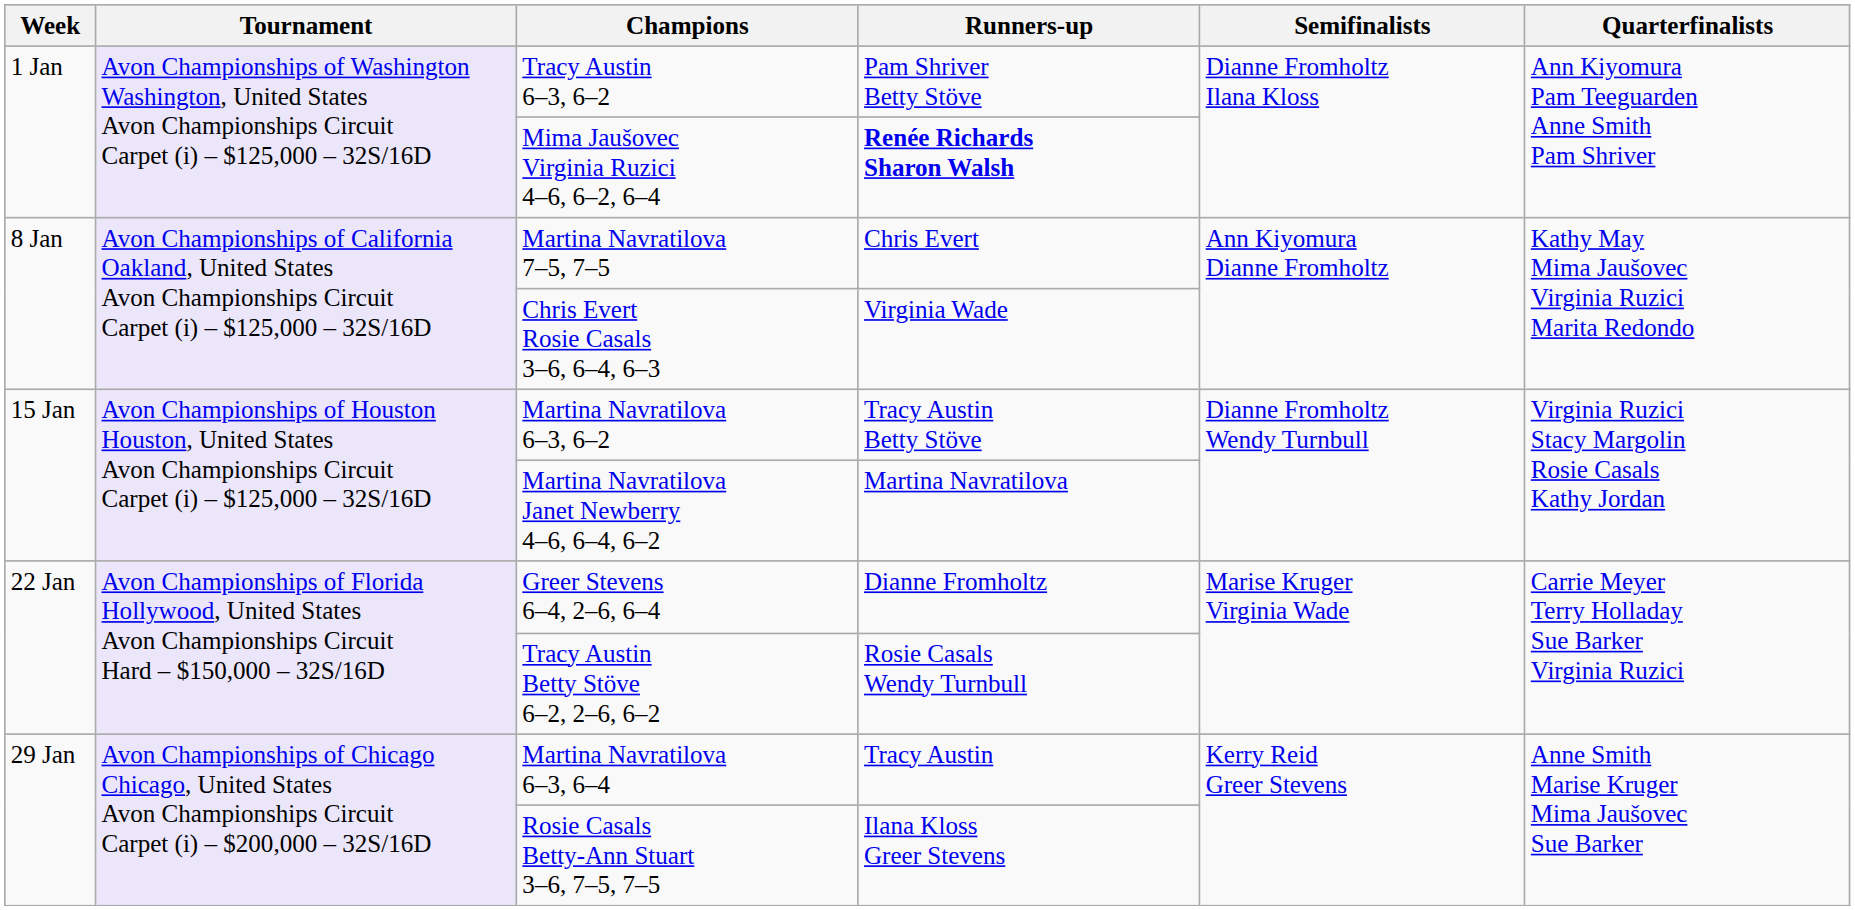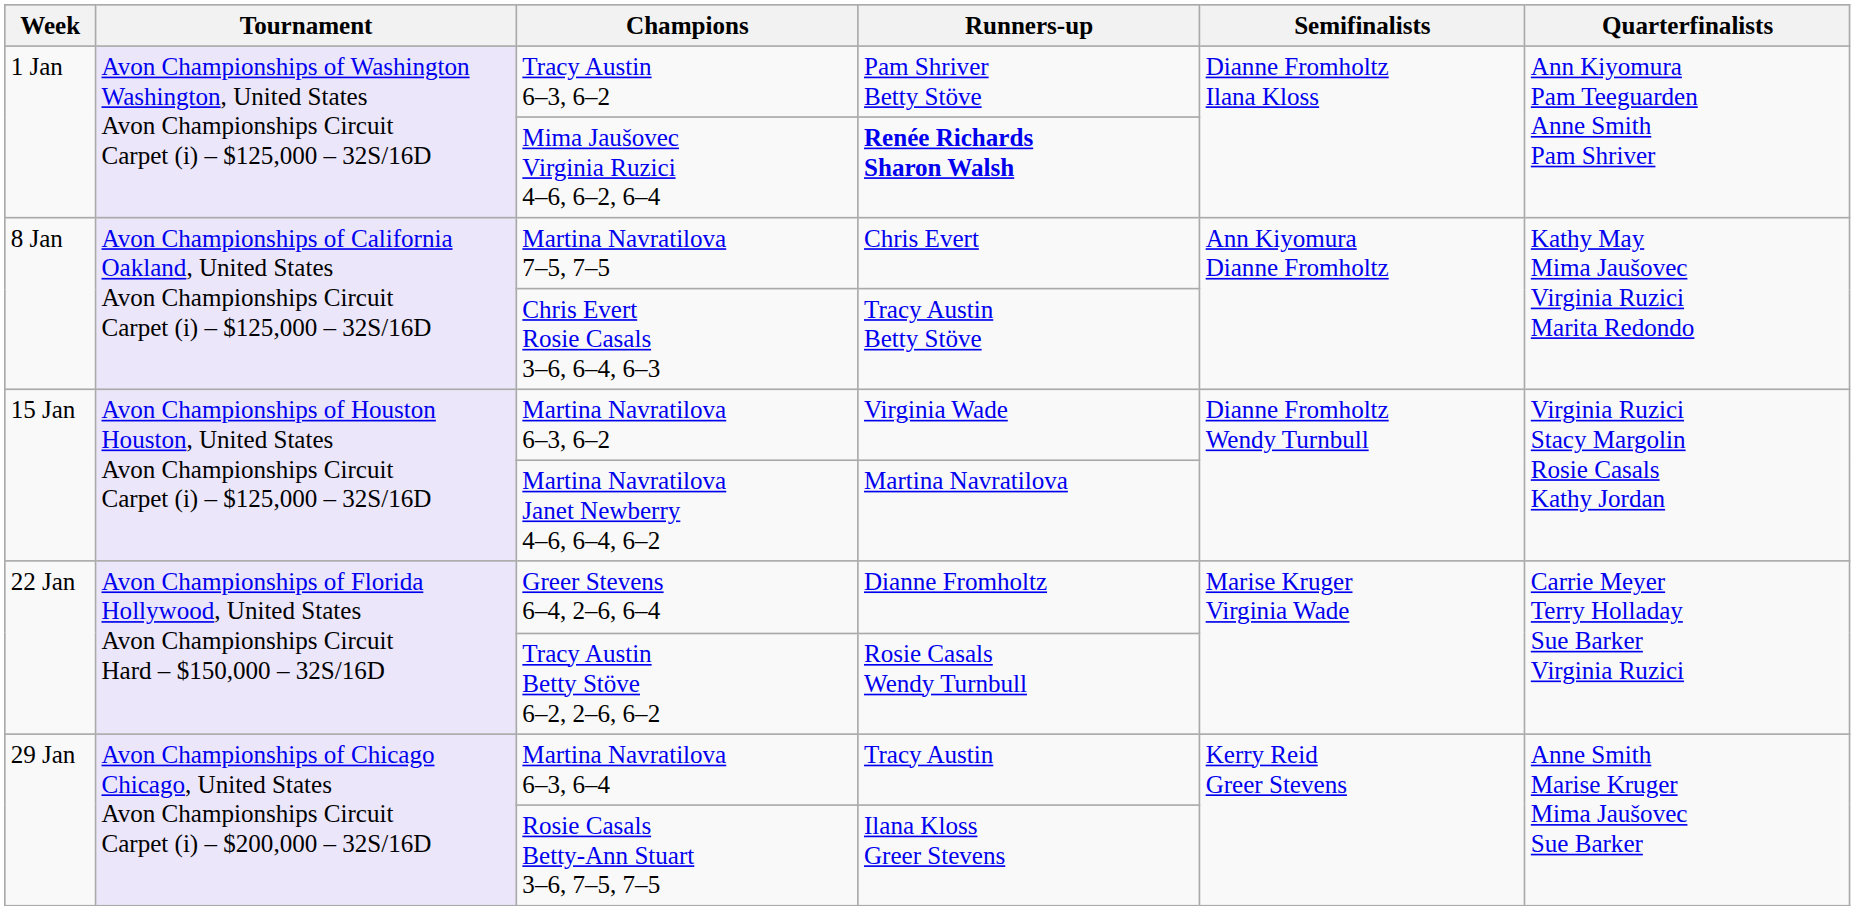(936, 309) Virginia Wade -> (929, 324) Tracy Austin Betty Stöve
(929, 425) Tracy Austin Betty Stöve -> (936, 410) Virginia Wade
